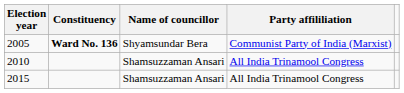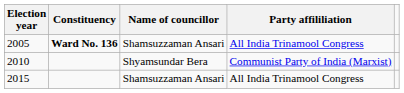(165, 43) Shyamsundar Bera -> (174, 43) Shamsuzzaman Ansari
(310, 43) Communist Party of India (Marxist) -> (297, 43) All India Trinamool Congress
(174, 61) Shamsuzzaman Ansari -> (165, 61) Shyamsundar Bera
(297, 61) All India Trinamool Congress -> (310, 61) Communist Party of India (Marxist)
